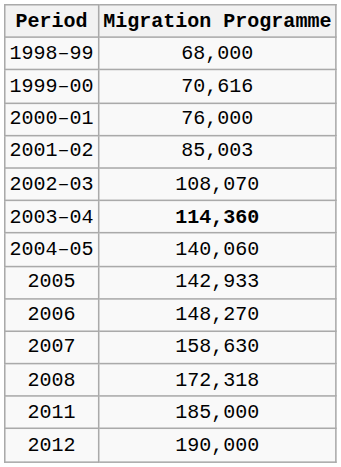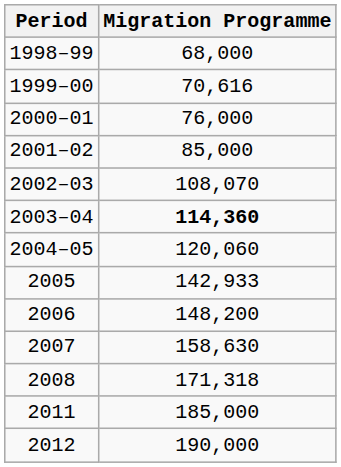(217, 152) 85,003 -> (217, 152) 85,000
(217, 249) 140,060 -> (217, 249) 120,060
(217, 315) 148,270 -> (217, 315) 148,200
(217, 380) 172,318 -> (217, 380) 171,318
